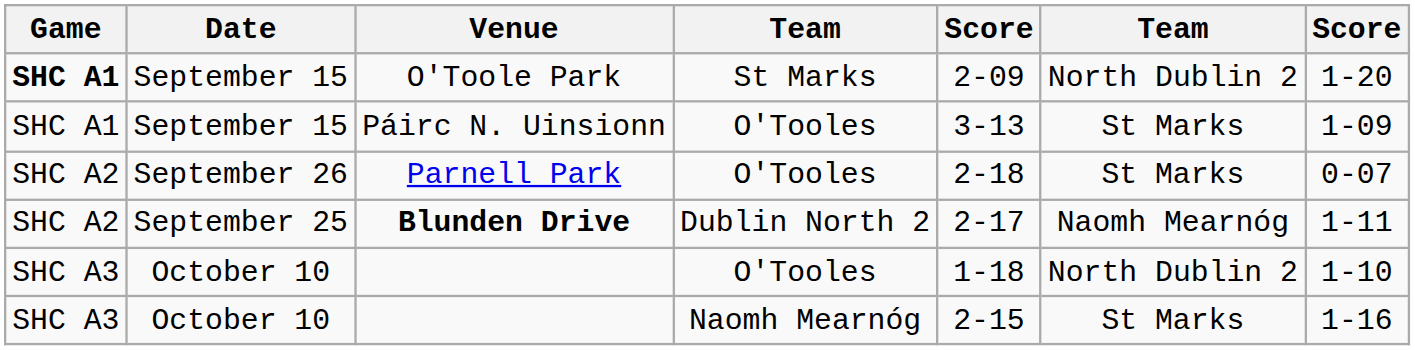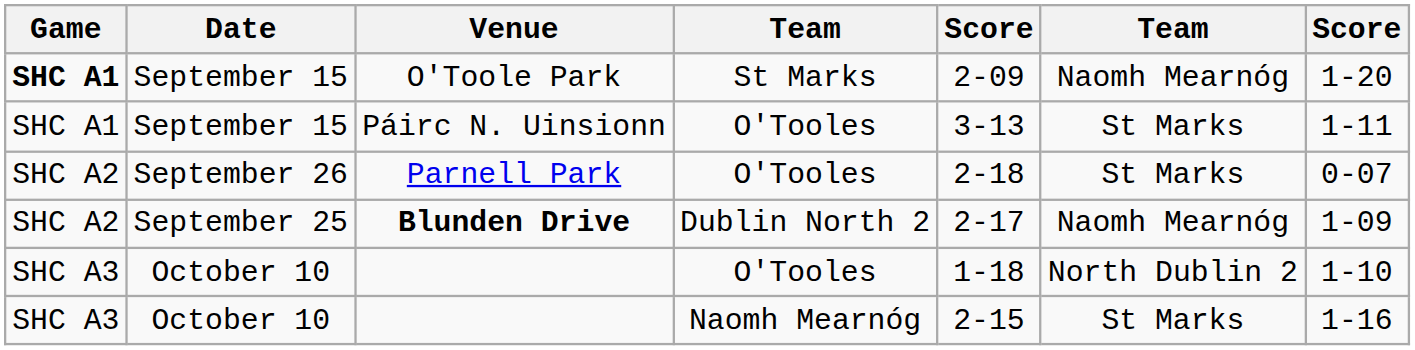(1173, 78) North Dublin 2 -> (1173, 78) Naomh Mearnóg
(1357, 126) 1-09 -> (1357, 126) 1-11
(1357, 223) 1-11 -> (1357, 223) 1-09
